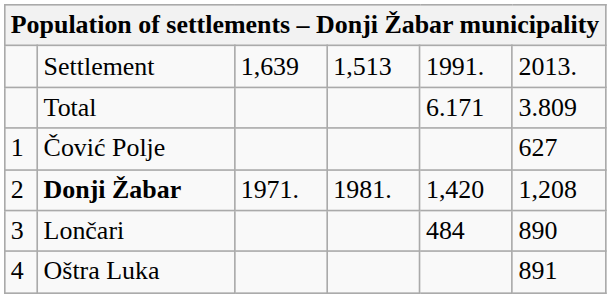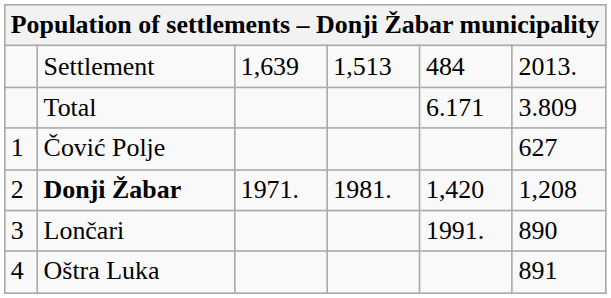(455, 66) 1991. -> (445, 66) 484
(445, 230) 484 -> (455, 230) 1991.
